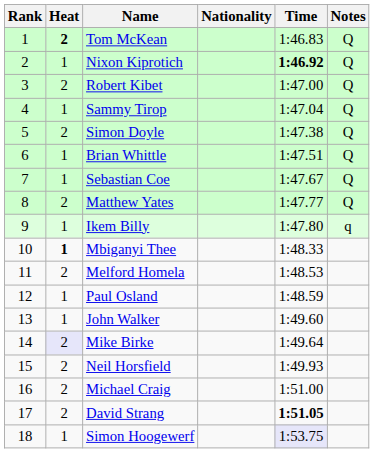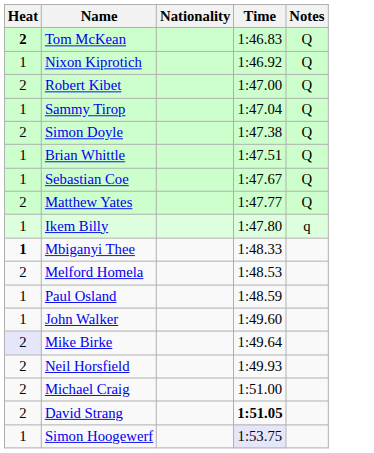- column: (25, 16)
(301, 62) bold -> (260, 62) normal
